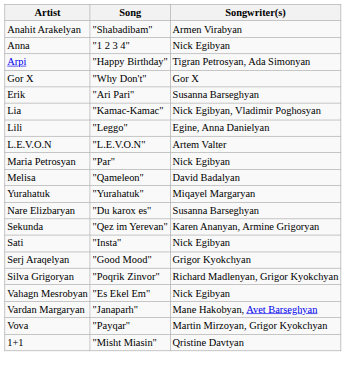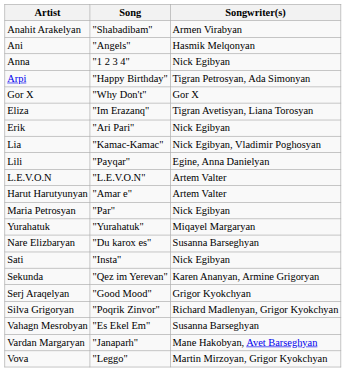+ row: (15, 45)
+ row: (18, 111)
(216, 95) Susanna Barseghyan -> (201, 128) Nick Egibyan
(110, 128) "Leggo" -> (111, 161) "Payqar"
+ row: (48, 194)
- row: (21, 177)
rows swapped: (15, 243) <-> (25, 227)
(201, 293) Nick Egibyan -> (216, 326) Susanna Barseghyan
(111, 326) "Payqar" -> (110, 359) "Leggo"
- row: (15, 342)
